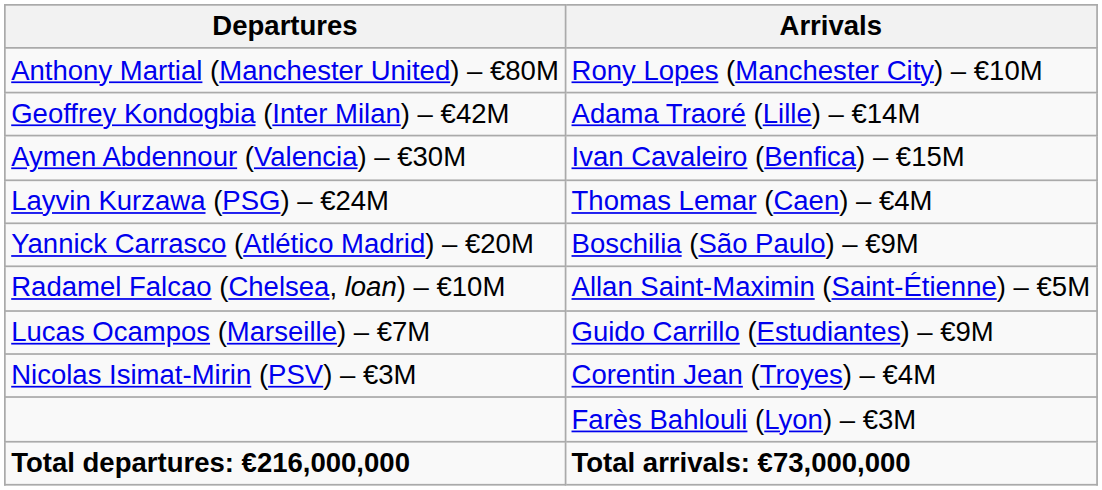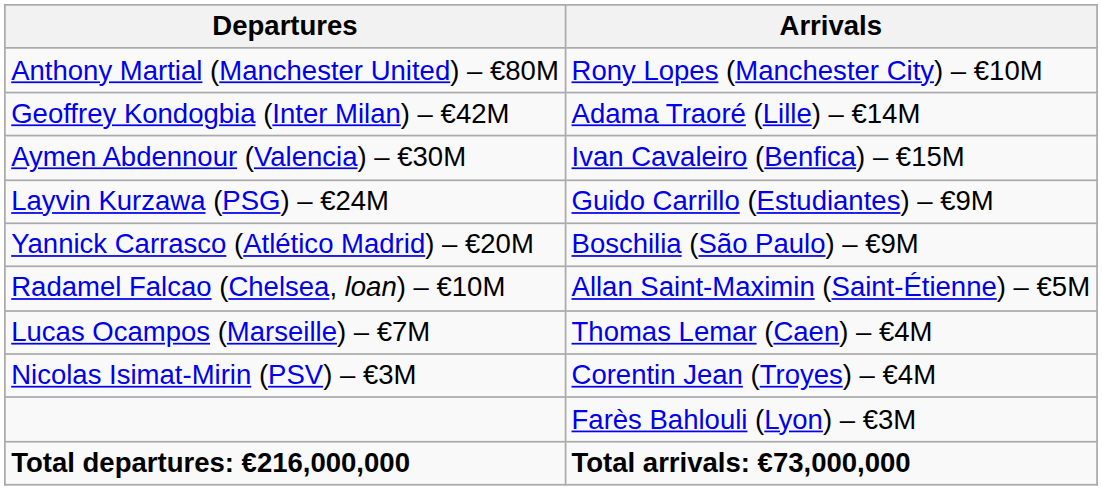(752, 200) Thomas Lemar (Caen) – €4M -> (783, 200) Guido Carrillo (Estudiantes) – €9M
(783, 331) Guido Carrillo (Estudiantes) – €9M -> (752, 331) Thomas Lemar (Caen) – €4M
